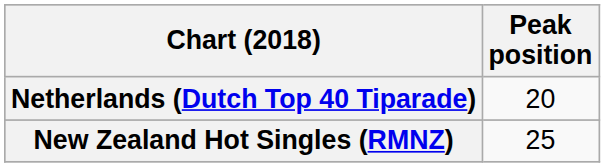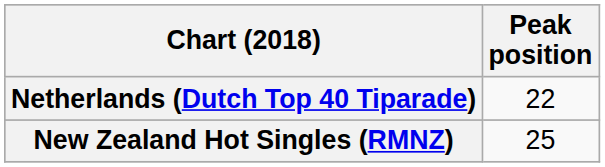(540, 98) 20 -> (540, 98) 22
